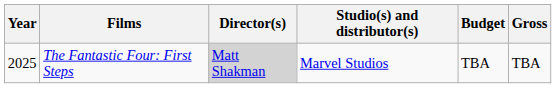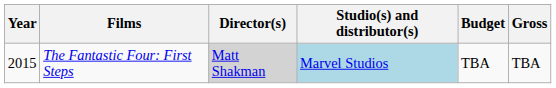(22, 63) 2025 -> (22, 63) 2015
(344, 63) no background -> (344, 63) lightblue background
